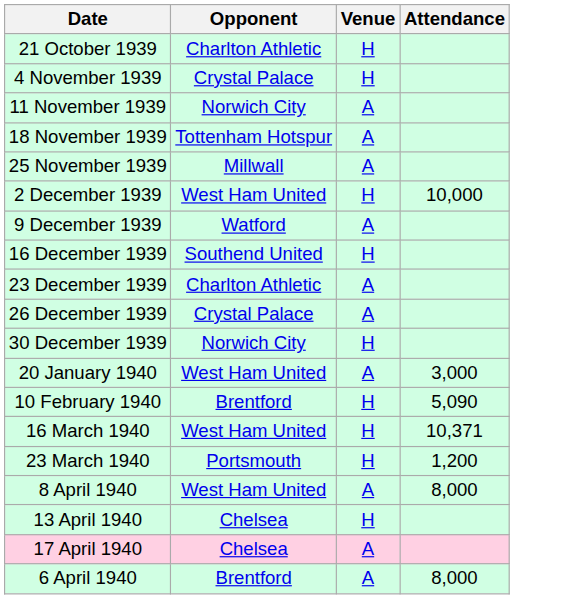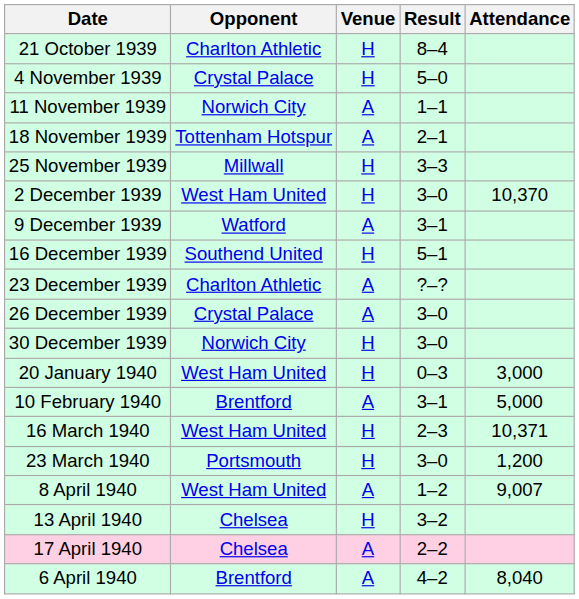+ column: (432, 19)
(368, 166) A -> (368, 166) H
(454, 195) 10,000 -> (520, 195) 10,370
(368, 372) A -> (368, 372) H
(368, 401) H -> (368, 401) A
(454, 401) 5,090 -> (520, 401) 5,000
(454, 490) 8,000 -> (520, 490) 9,007
(454, 578) 8,000 -> (520, 578) 8,040
